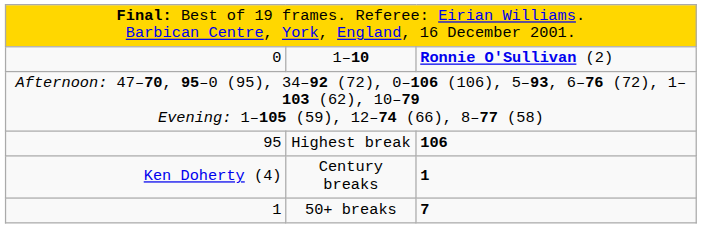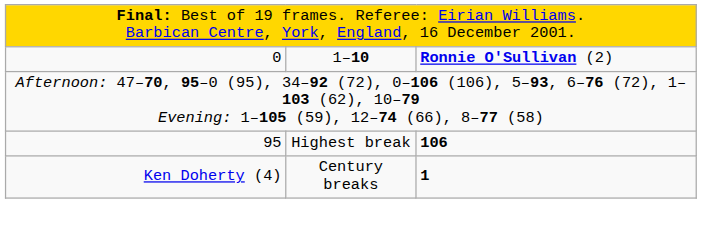- row: (351, 210)
